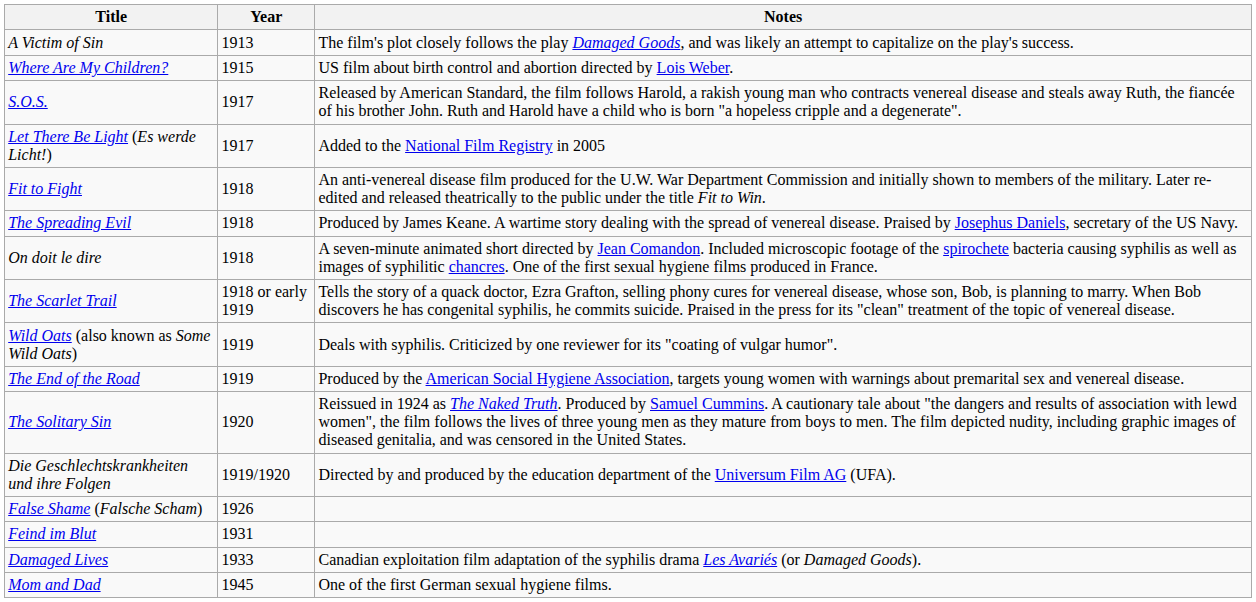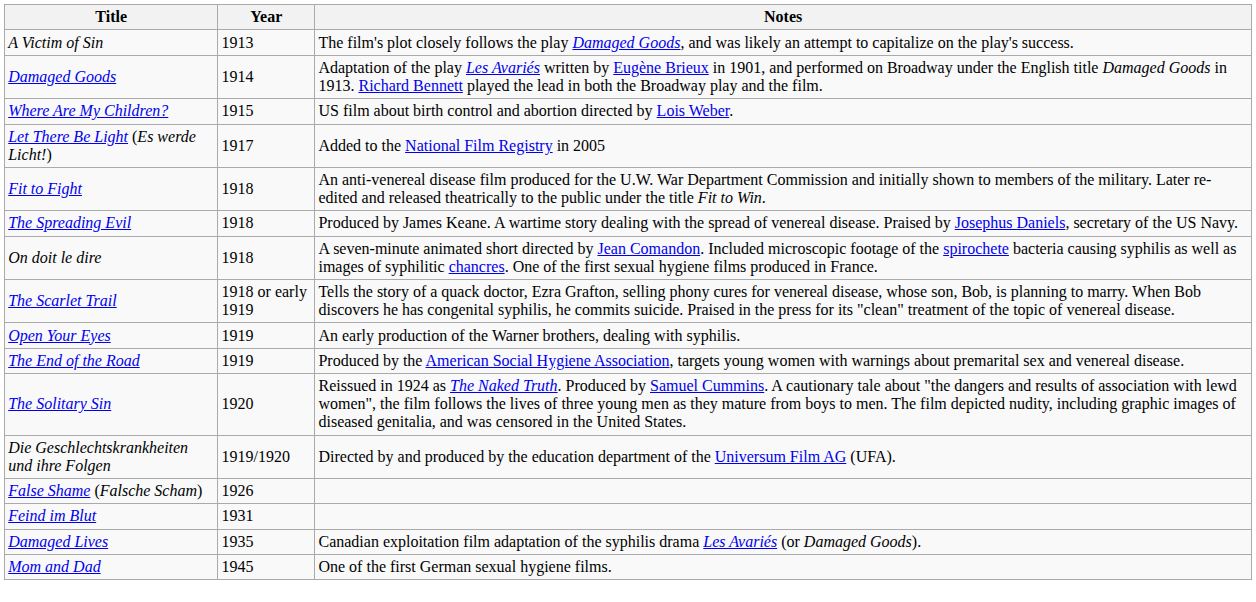+ row: (62, 76)
- row: (28, 102)
- row: (109, 344)
+ row: (59, 335)
(238, 559) 1933 -> (238, 541) 1935
